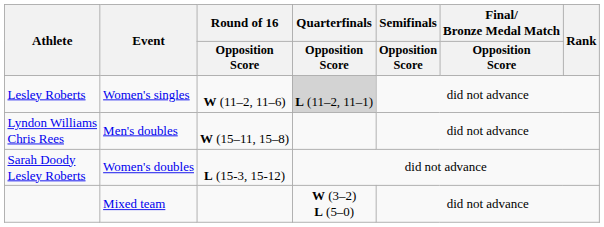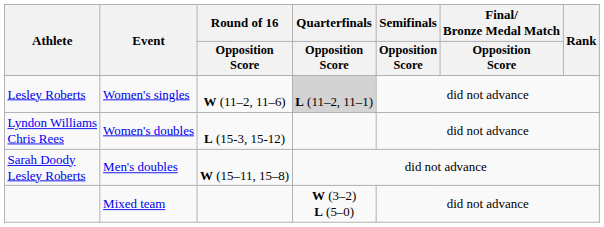(140, 131) Men's doubles -> (149, 131) Women's doubles
(245, 138) W (15–11, 15–8) -> (245, 138) L (15-3, 15-12)
(149, 167) Women's doubles -> (140, 167) Men's doubles
(245, 175) L (15-3, 15-12) -> (245, 175) W (15–11, 15–8)
